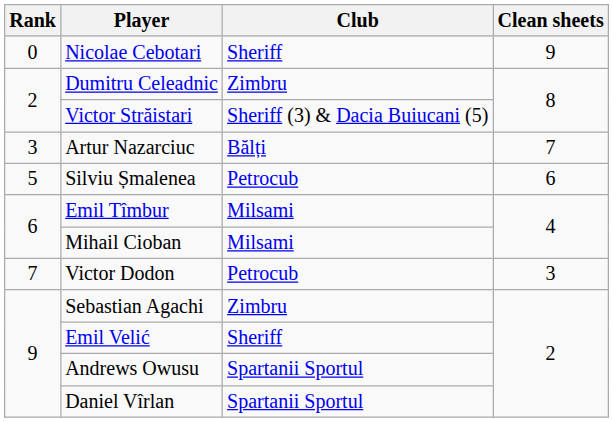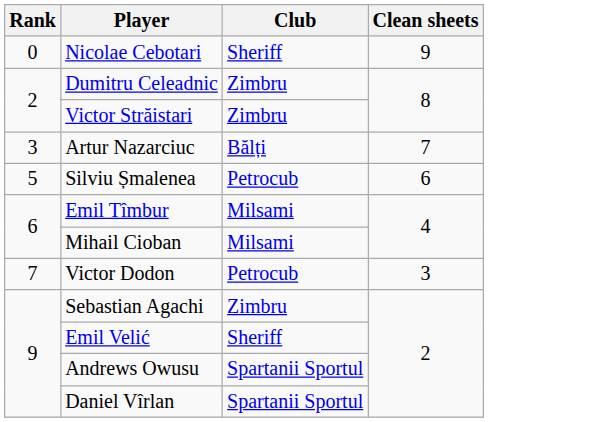(358, 115) Sheriff (3) & Dacia Buiucani (5) -> (257, 115) Zimbru
